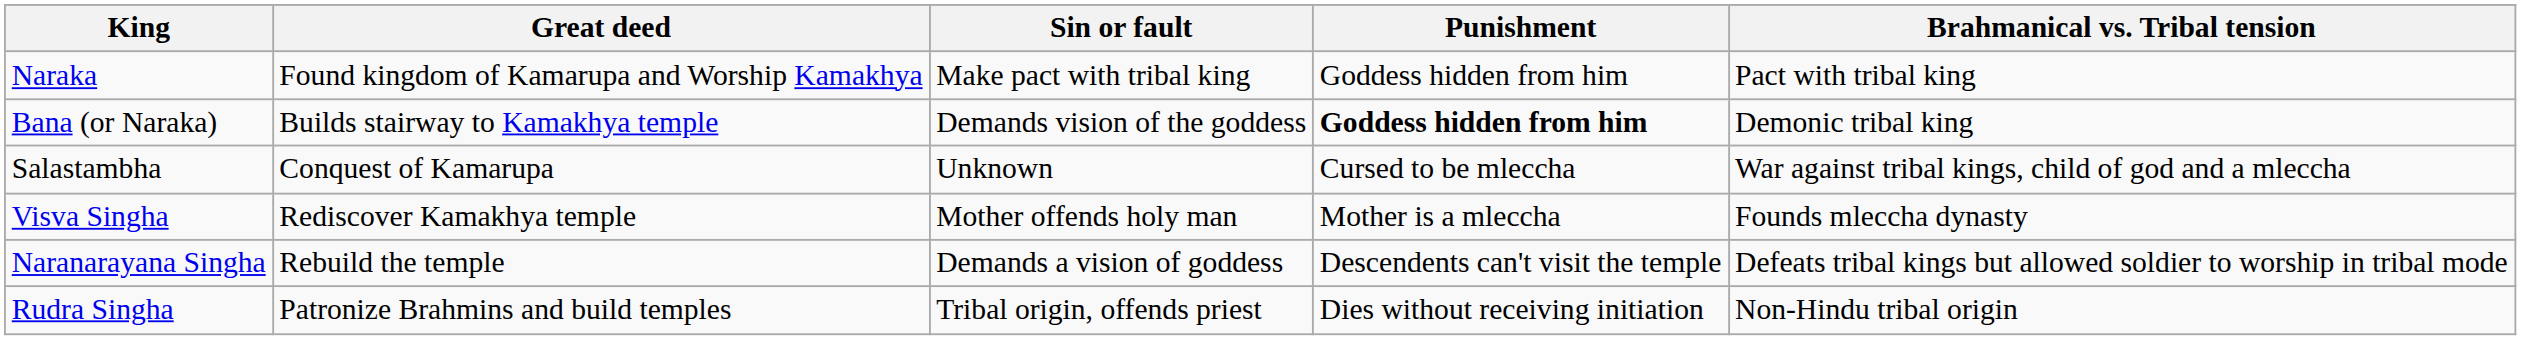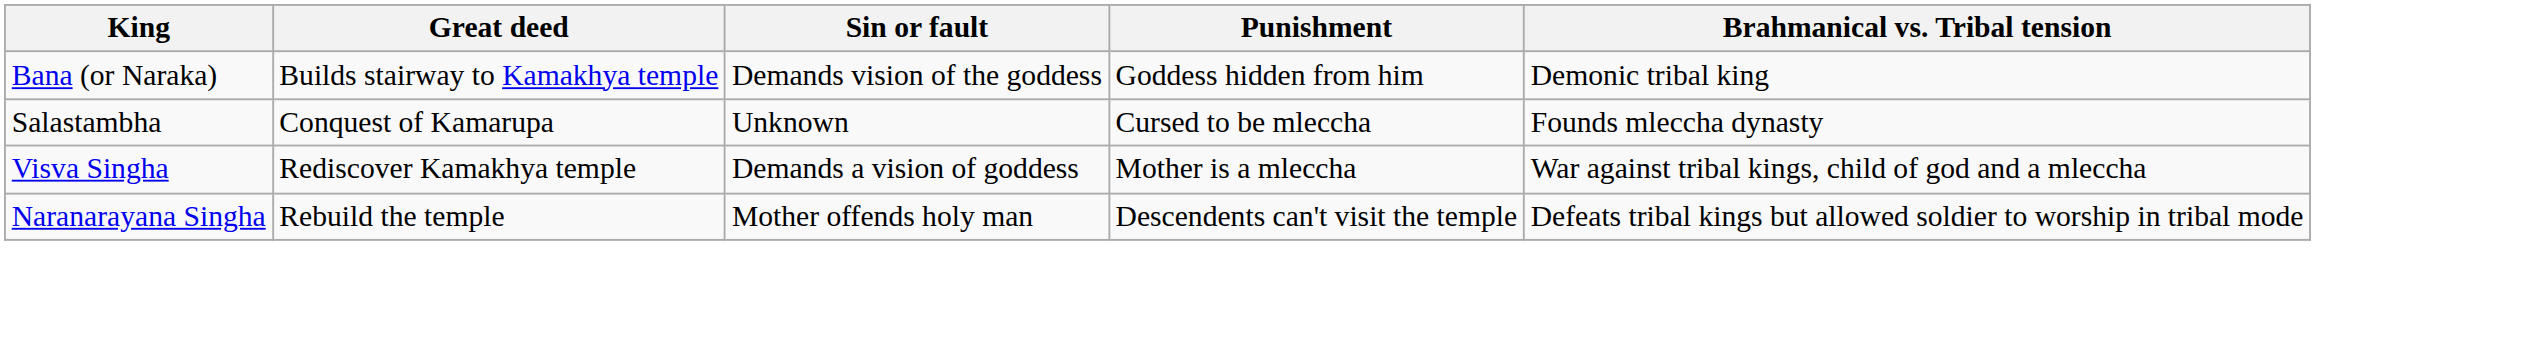- row: (54, 74)
(1484, 121) bold -> (1270, 74) normal
(2043, 168) War against tribal kings, child of god and a mleccha -> (1677, 121) Founds mleccha dynasty
(1087, 215) Mother offends holy man -> (905, 168) Demands a vision of goddess
(1881, 215) Founds mleccha dynasty -> (1839, 168) War against tribal kings, child of god and a mleccha
(1110, 262) Demands a vision of goddess -> (883, 215) Mother offends holy man
- row: (93, 309)
